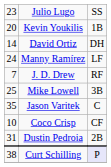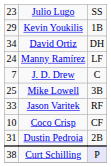(12, 28) 20 -> (12, 28) 29
(12, 43) 14 -> (12, 43) 34
(97, 75) RF -> (97, 75) C
(12, 106) 35 -> (12, 106) 33
(97, 106) C -> (97, 106) RF
